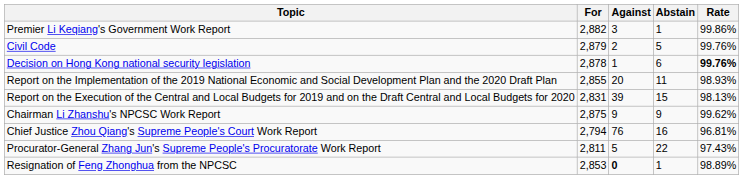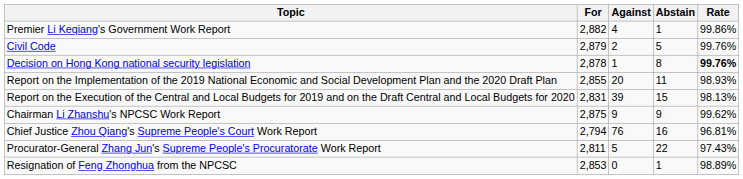(614, 30) 3 -> (614, 30) 4
(659, 64) 6 -> (659, 64) 8
(614, 166) bold -> (614, 166) normal
